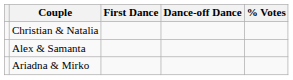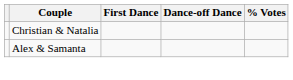- row: (51, 65)
